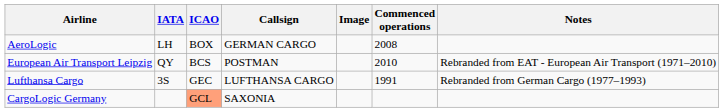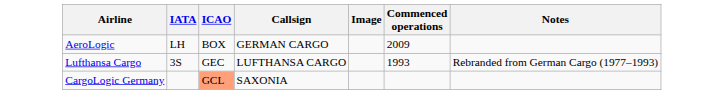(386, 44) 2008 -> (398, 44) 2009
- row: (80, 62)
(386, 80) 1991 -> (398, 62) 1993
